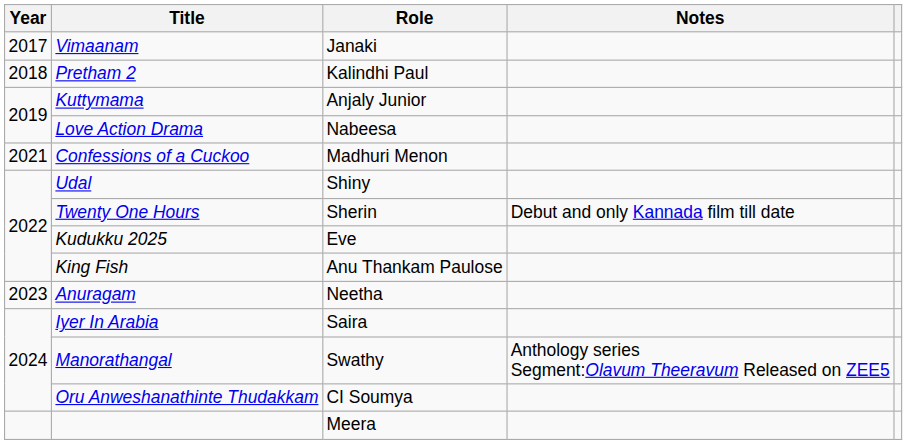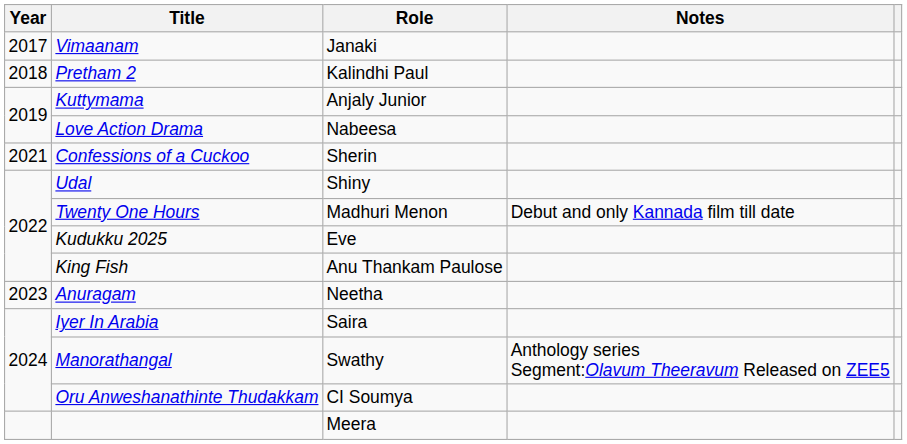(387, 156) Madhuri Menon -> (352, 156) Sherin
(352, 211) Sherin -> (387, 211) Madhuri Menon
